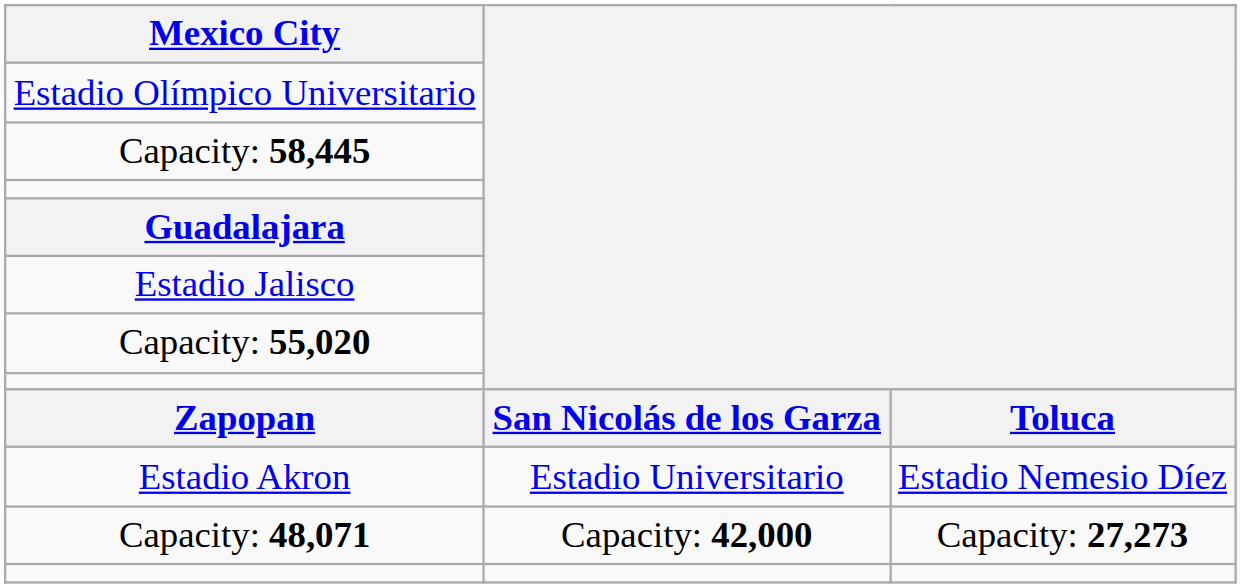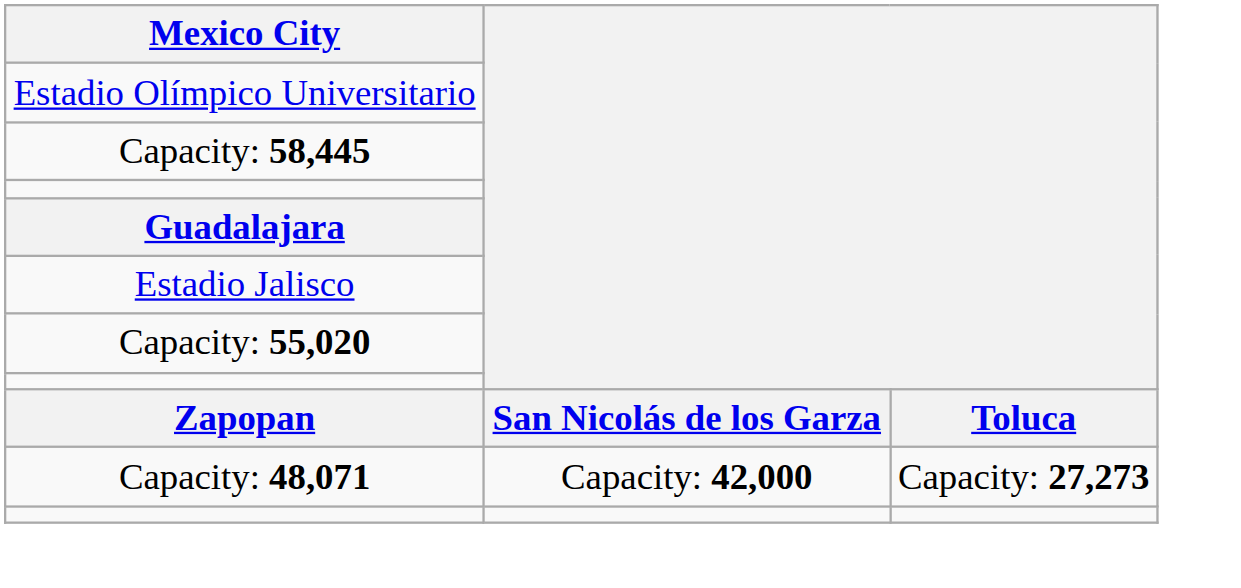- row: (245, 476)
